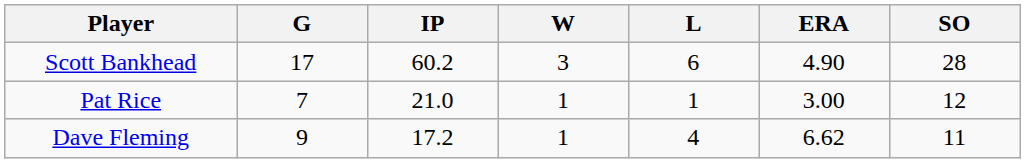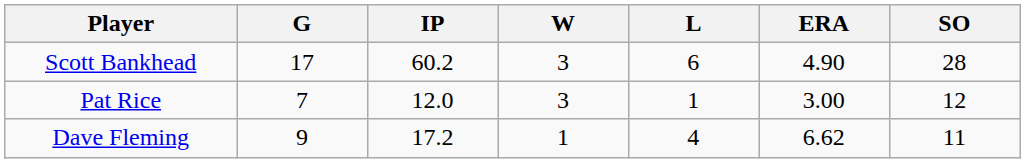(432, 99) 21.0 -> (432, 99) 12.0
(563, 99) 1 -> (563, 99) 3
